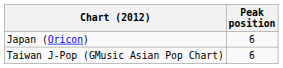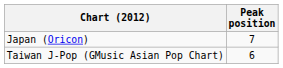(252, 39) 6 -> (252, 39) 7
